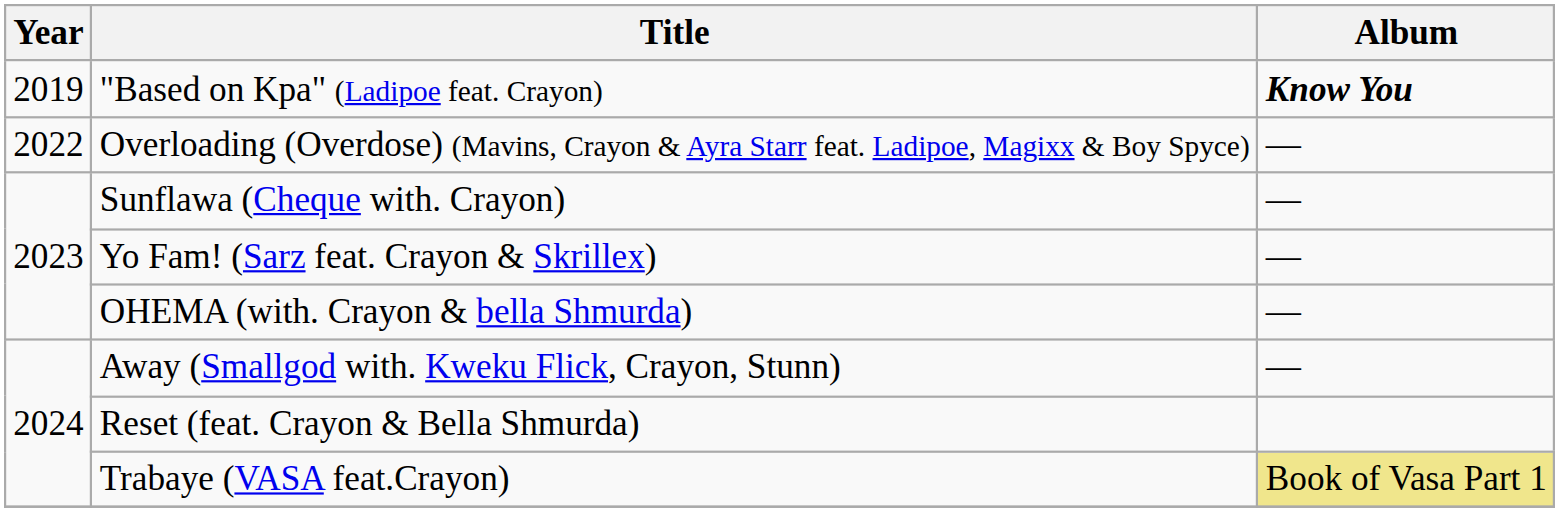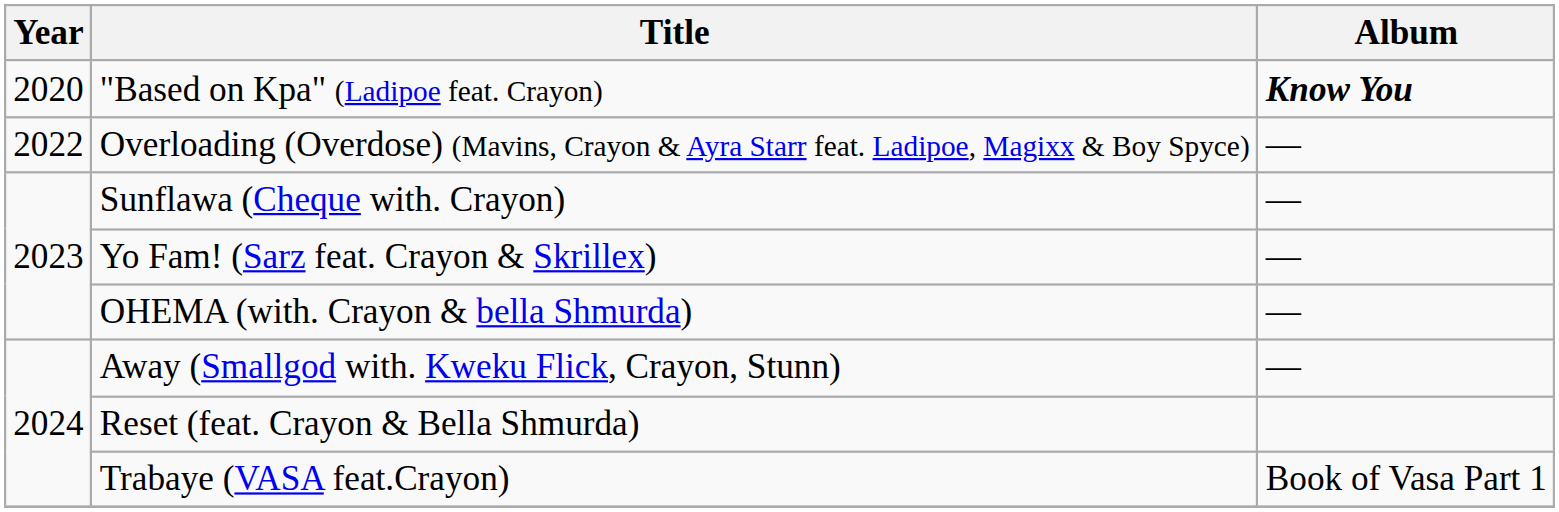(48, 88) 2019 -> (48, 88) 2020
(1406, 479) khaki background -> (1406, 479) no background
